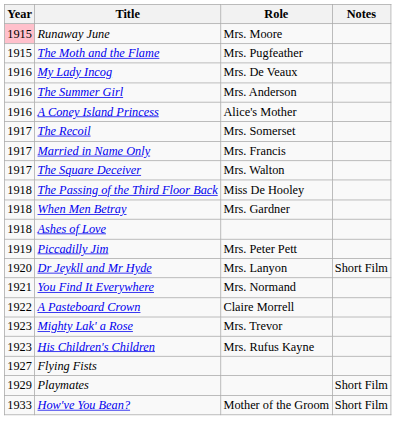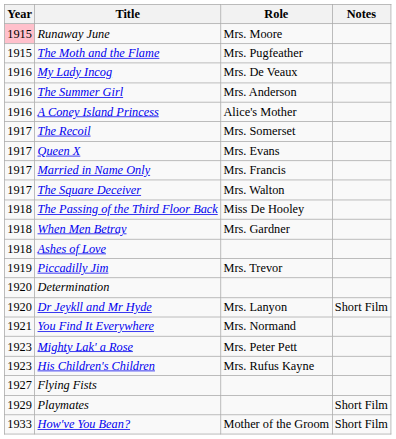+ row: (59, 151)
(260, 248) Mrs. Peter Pett -> (253, 268) Mrs. Trevor
+ row: (73, 287)
- row: (89, 307)
(253, 326) Mrs. Trevor -> (260, 346) Mrs. Peter Pett
